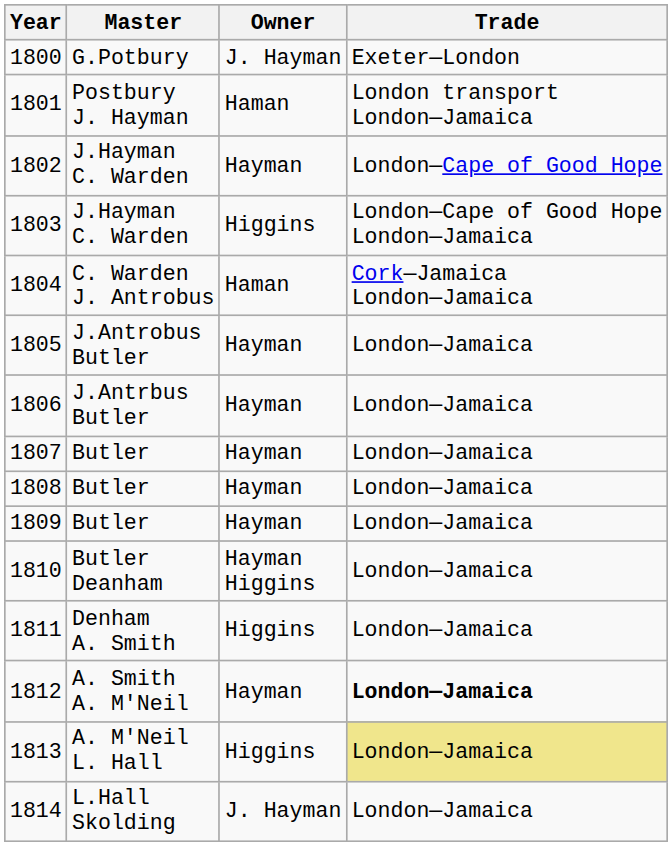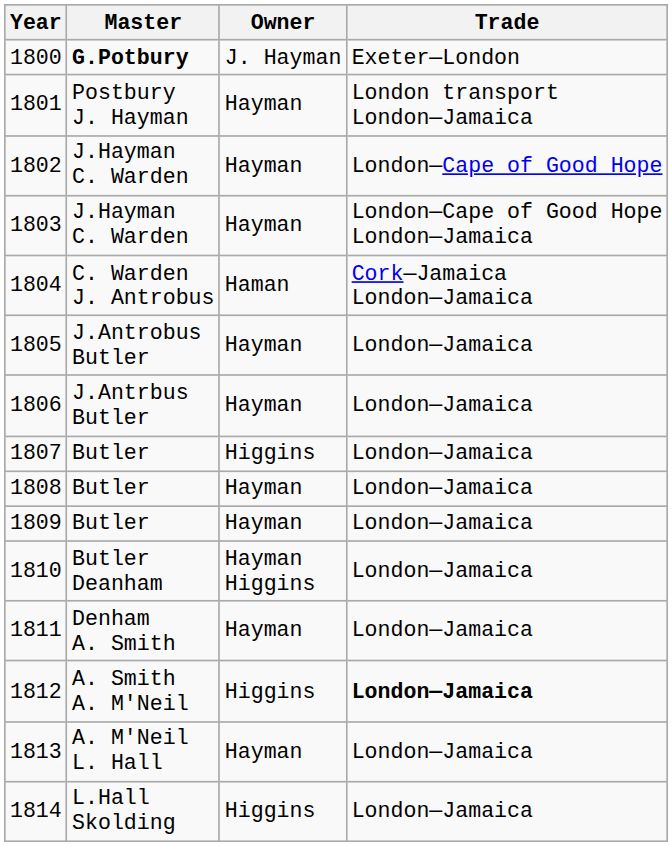(130, 58) normal -> (130, 58) bold
(257, 105) Haman -> (264, 105) Hayman
(270, 225) Higgins -> (264, 225) Hayman
(264, 453) Hayman -> (270, 453) Higgins
(270, 631) Higgins -> (264, 631) Hayman
(264, 691) Hayman -> (270, 691) Higgins
(270, 751) Higgins -> (264, 751) Hayman
(442, 751) khaki background -> (442, 751) no background
(283, 811) J. Hayman -> (270, 811) Higgins
